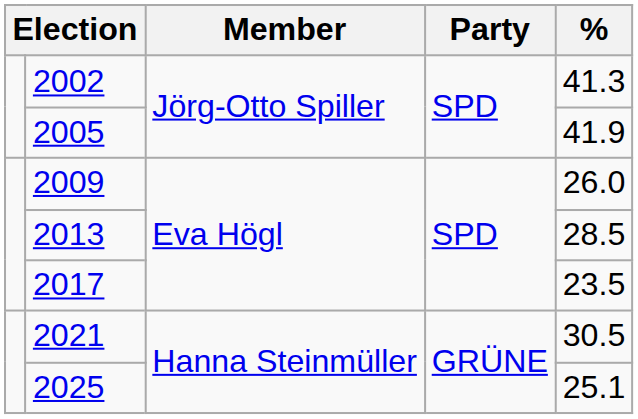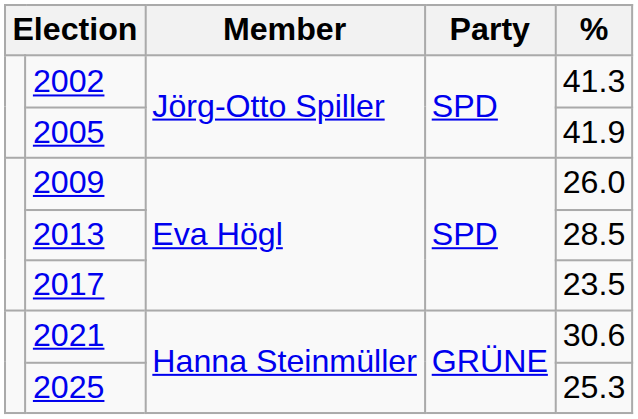(594, 336) 30.5 -> (594, 336) 30.6
(594, 387) 25.1 -> (594, 387) 25.3
